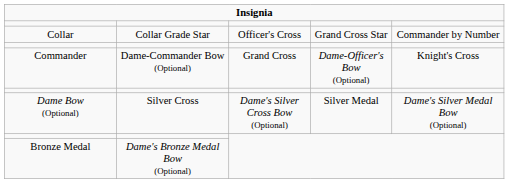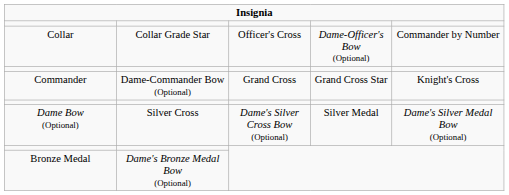(351, 34) Grand Cross Star -> (351, 46) Dame-Officer's Bow (Optional)
(351, 67) Dame-Officer's Bow (Optional) -> (351, 79) Grand Cross Star
